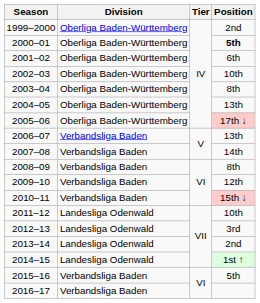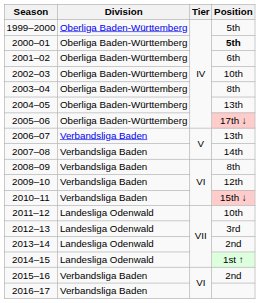(233, 27) 2nd -> (233, 27) 5th
(233, 275) 5th -> (233, 275) 2nd
